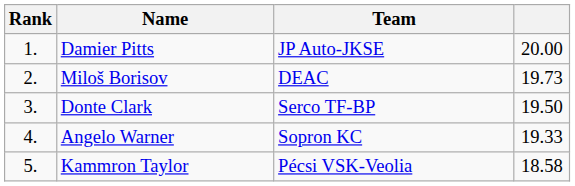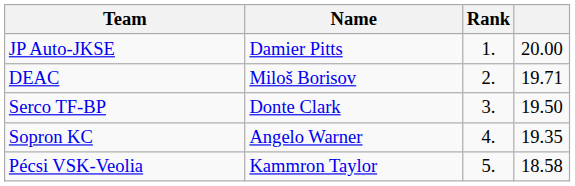columns swapped: (31, 19) <-> (394, 19)
(542, 78) 19.73 -> (542, 78) 19.71
(542, 136) 19.33 -> (542, 136) 19.35
